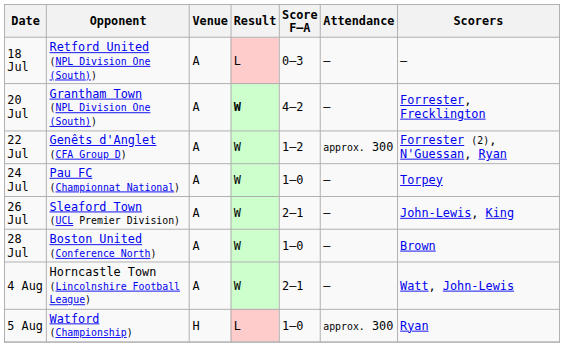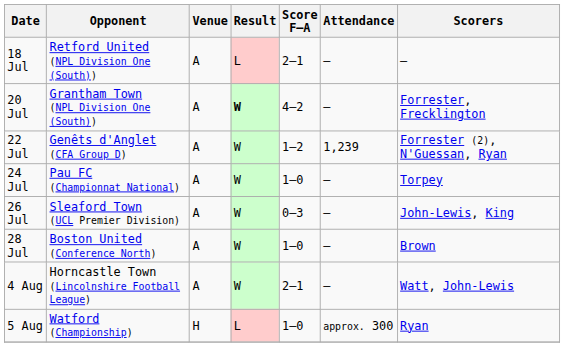(293, 61) 0–3 -> (293, 61) 2–1
(358, 147) approx. 300 -> (341, 147) 1,239
(293, 213) 2–1 -> (293, 213) 0–3
